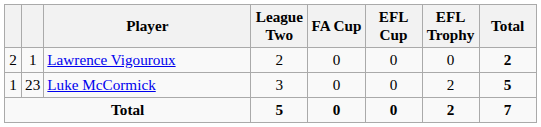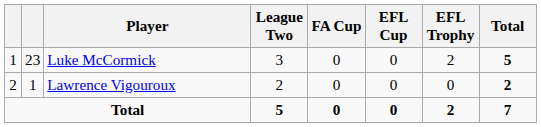rows swapped: (102, 85) <-> (111, 60)
